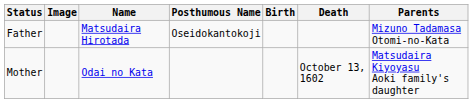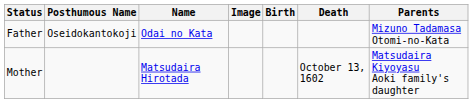columns swapped: (62, 12) <-> (216, 12)
(111, 34) Matsudaira Hirotada -> (177, 34) Odai no Kata
(117, 73) Odai no Kata -> (171, 73) Matsudaira Hirotada
